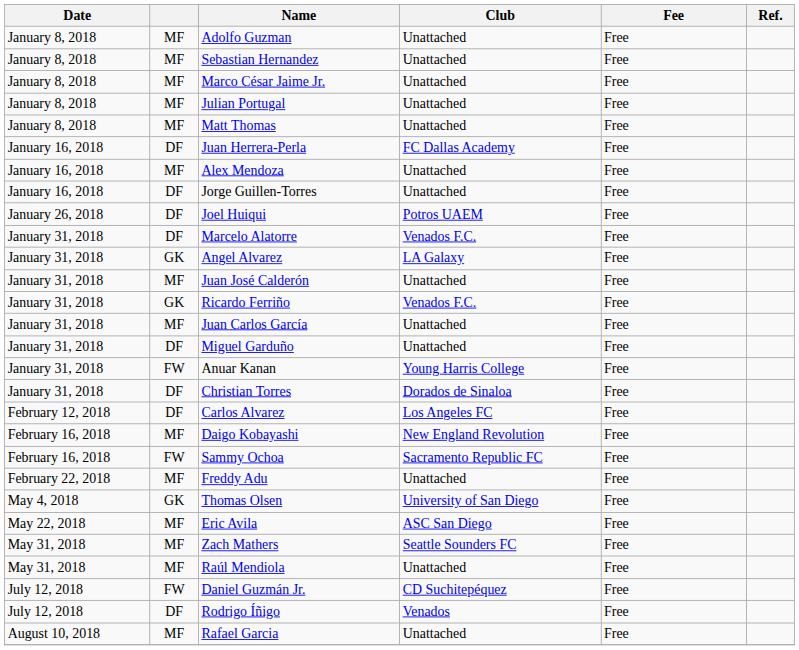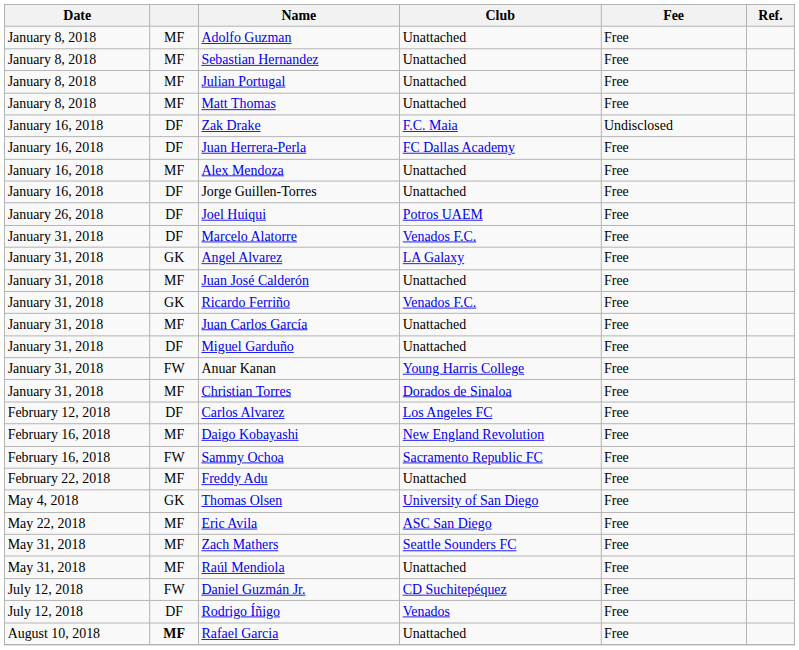- row: (263, 81)
+ row: (231, 125)
(174, 390) DF -> (174, 390) MF
(174, 633) normal -> (174, 633) bold
